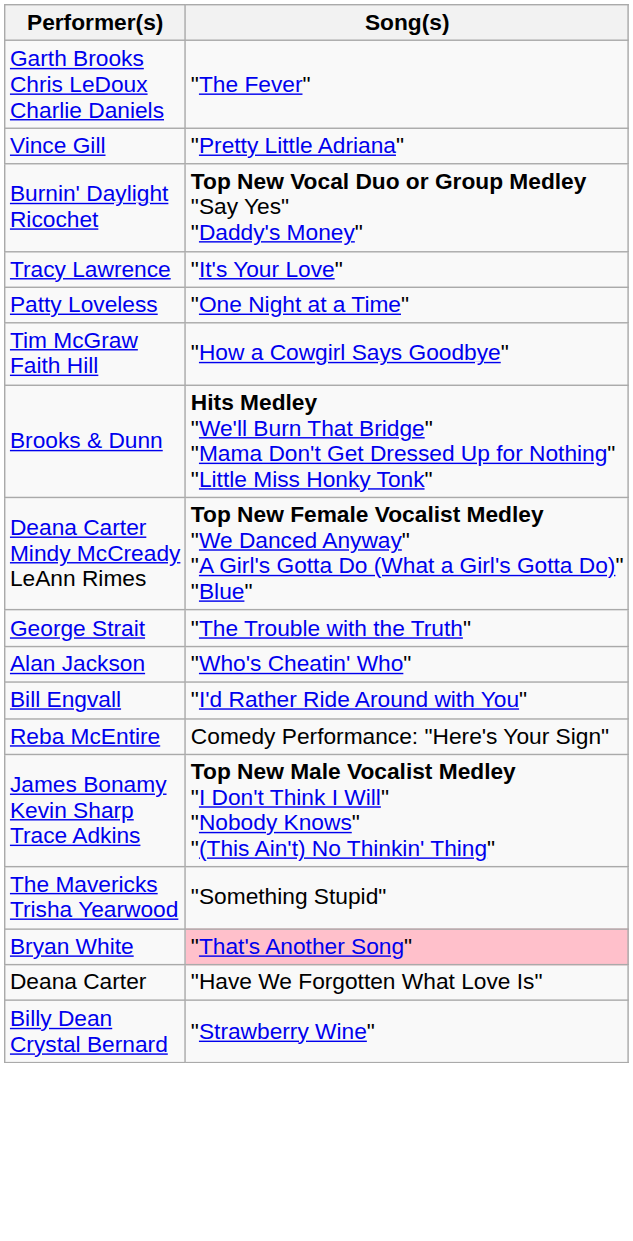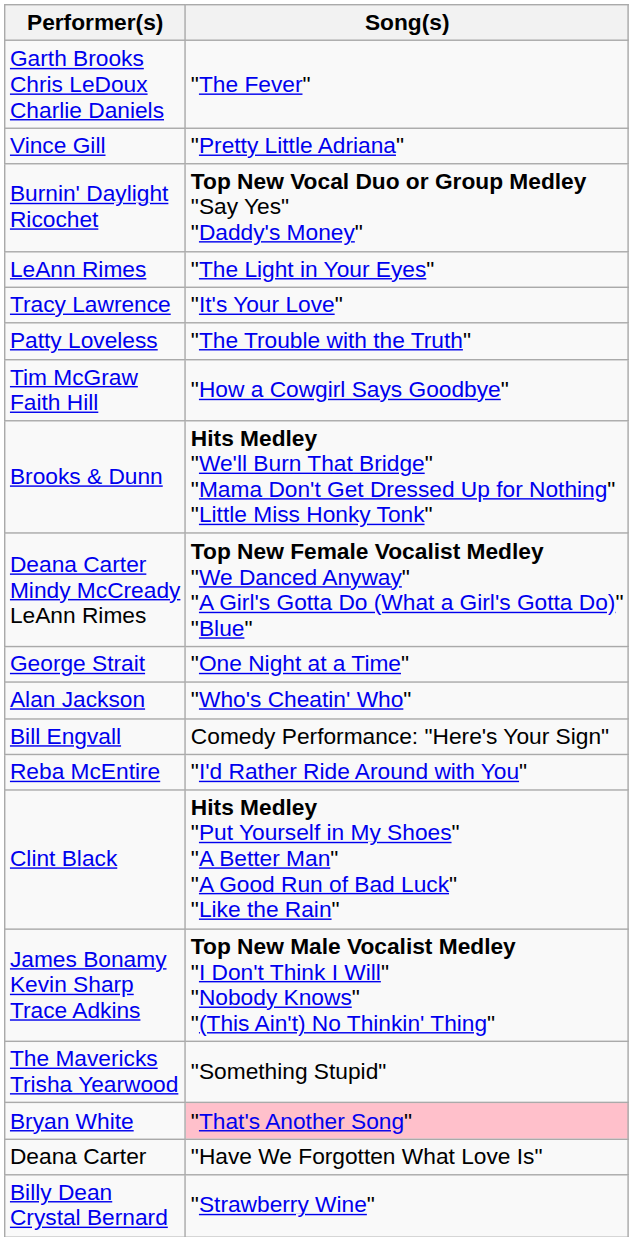+ row: (78, 268)
(300, 304) "One Night at a Time" -> (331, 340) "The Trouble with the Truth"
(331, 627) "The Trouble with the Truth" -> (300, 664) "One Night at a Time"
(359, 700) "I'd Rather Ride Around with You" -> (400, 736) Comedy Performance: "Here's Your Sign"
(400, 736) Comedy Performance: "Here's Your Sign" -> (359, 772) "I'd Rather Ride Around with You"
+ row: (64, 859)
